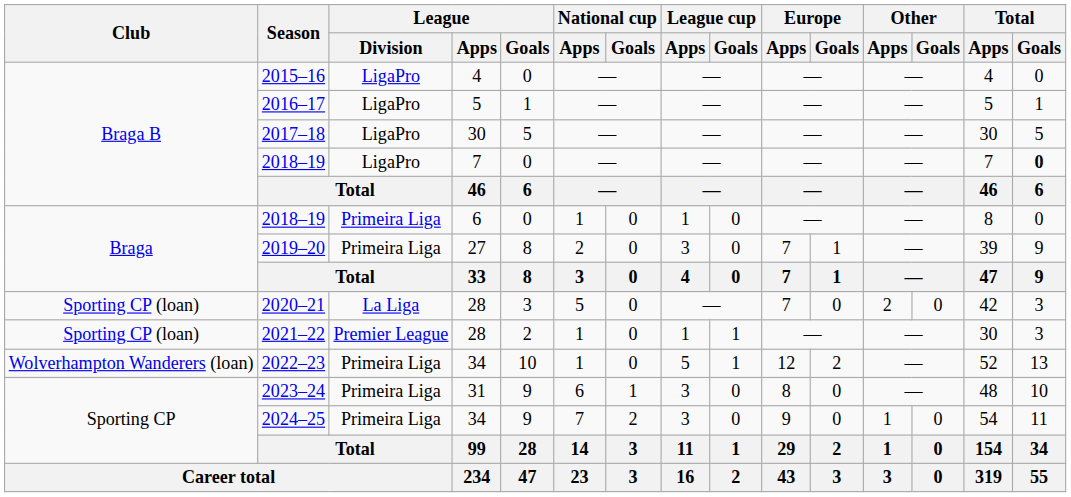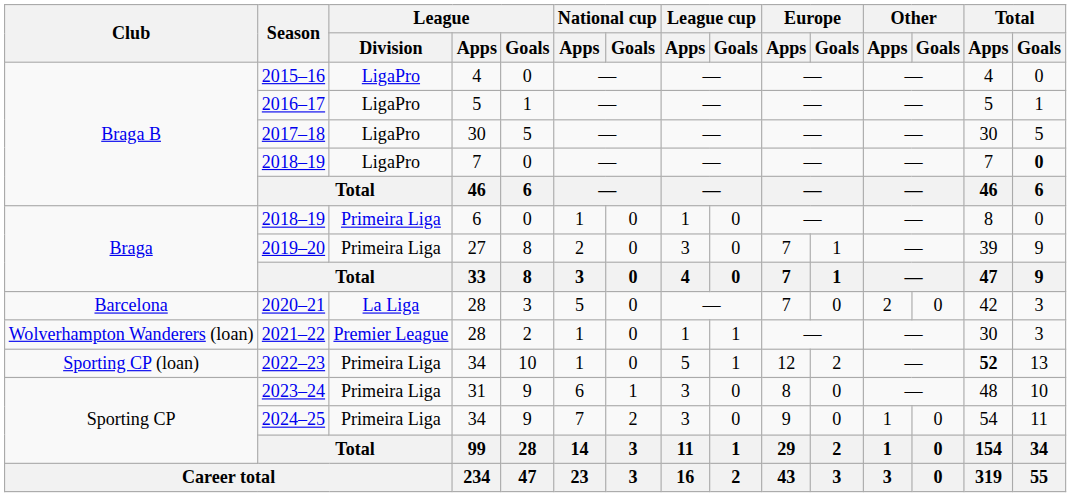(131, 305) Sporting CP (loan) -> (131, 305) Barcelona
(131, 334) Sporting CP (loan) -> (131, 334) Wolverhampton Wanderers (loan)
(131, 362) Wolverhampton Wanderers (loan) -> (131, 362) Sporting CP (loan)
(988, 362) normal -> (988, 362) bold
